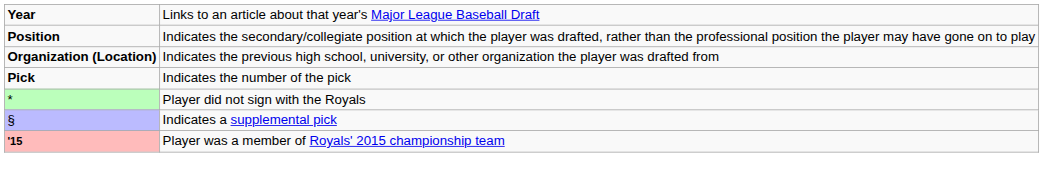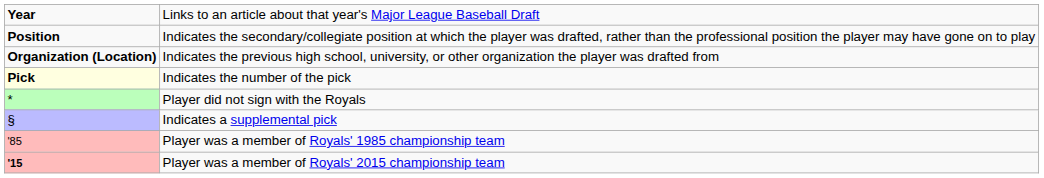(21, 78) no background -> (21, 78) lightyellow background
+ row: (334, 141)
